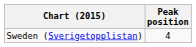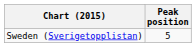(168, 36) 4 -> (168, 36) 5
